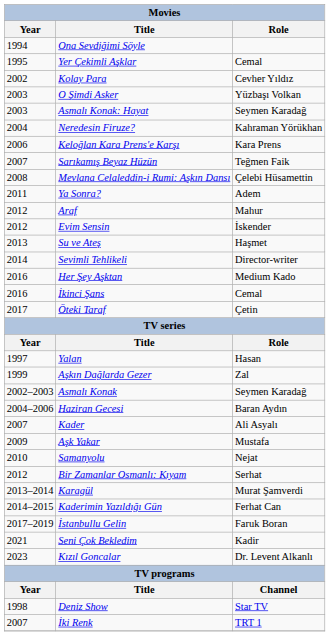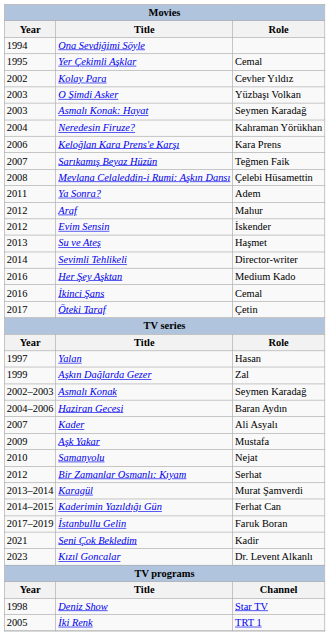(17, 623) 2007 -> (17, 623) 2005
